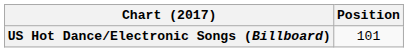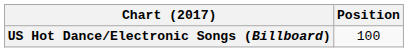(368, 37) 101 -> (368, 37) 100
